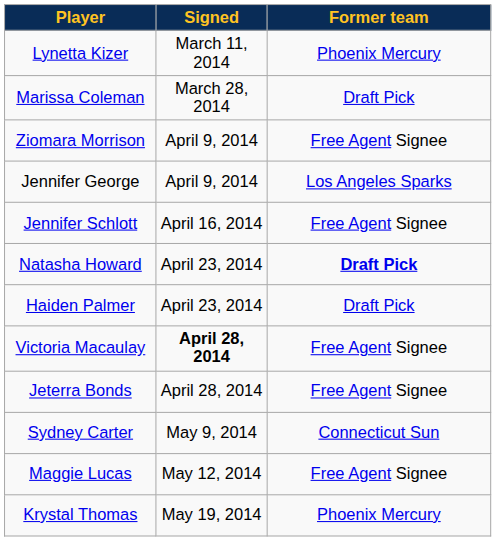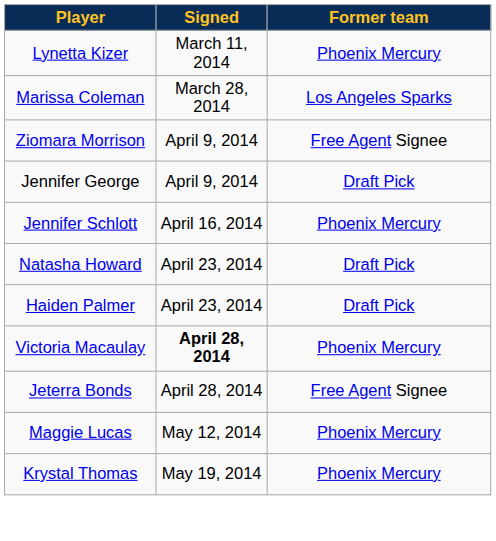(379, 97) Draft Pick -> (379, 97) Los Angeles Sparks
(379, 181) Los Angeles Sparks -> (379, 181) Draft Pick
(379, 222) Free Agent Signee -> (379, 222) Phoenix Mercury
(379, 264) bold -> (379, 264) normal
(379, 348) Free Agent Signee -> (379, 348) Phoenix Mercury
- row: (80, 432)
(379, 473) Free Agent Signee -> (379, 432) Phoenix Mercury
